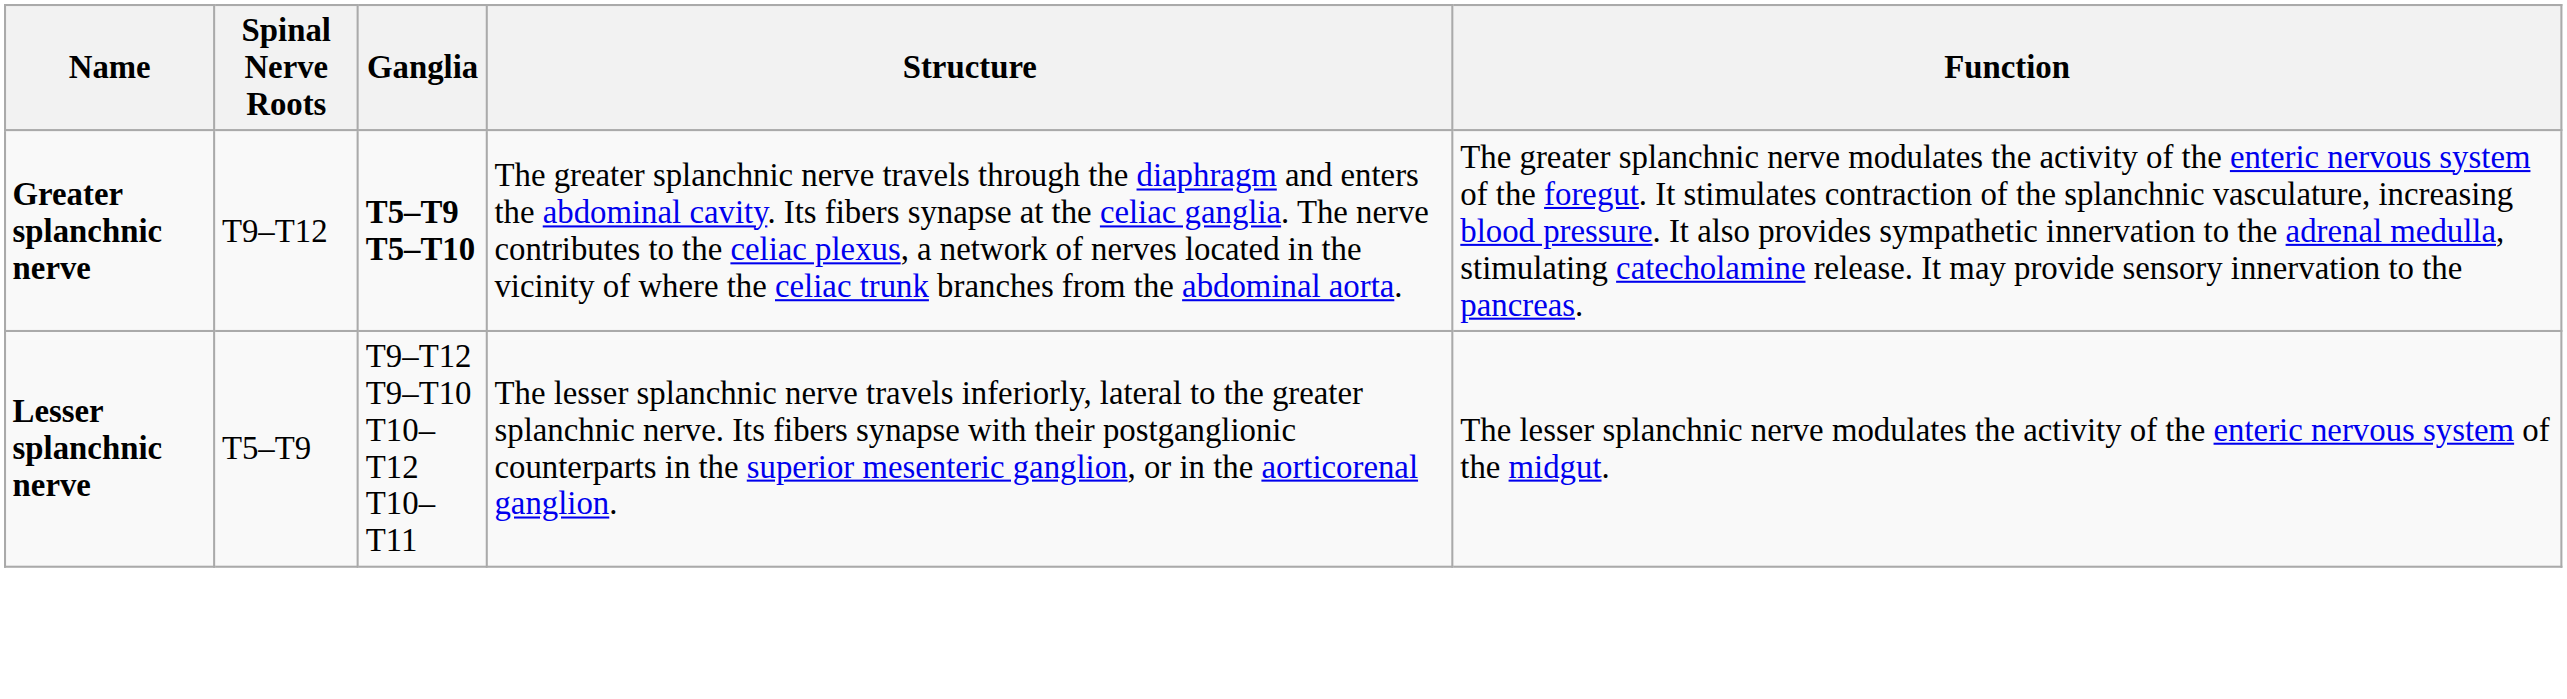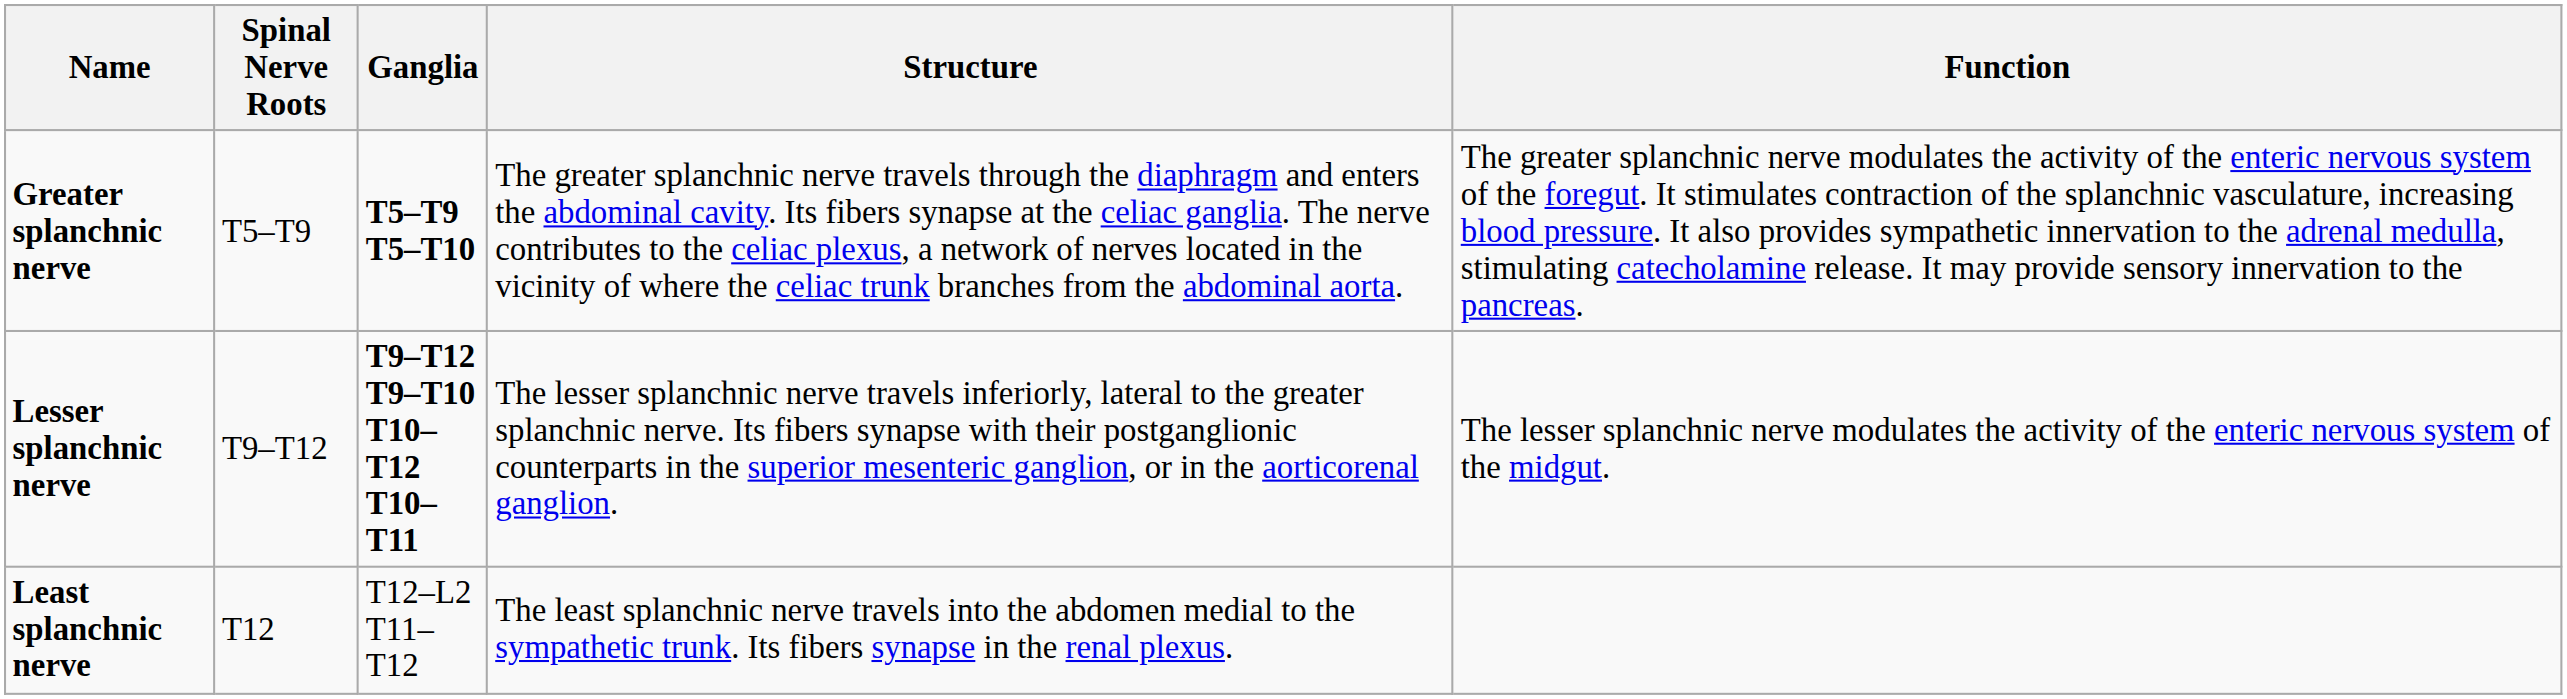(275, 230) T9–T12 -> (267, 230) T5–T9
(267, 448) T5–T9 -> (275, 448) T9–T12
(419, 448) normal -> (420, 448) bold
+ row: (87, 629)
